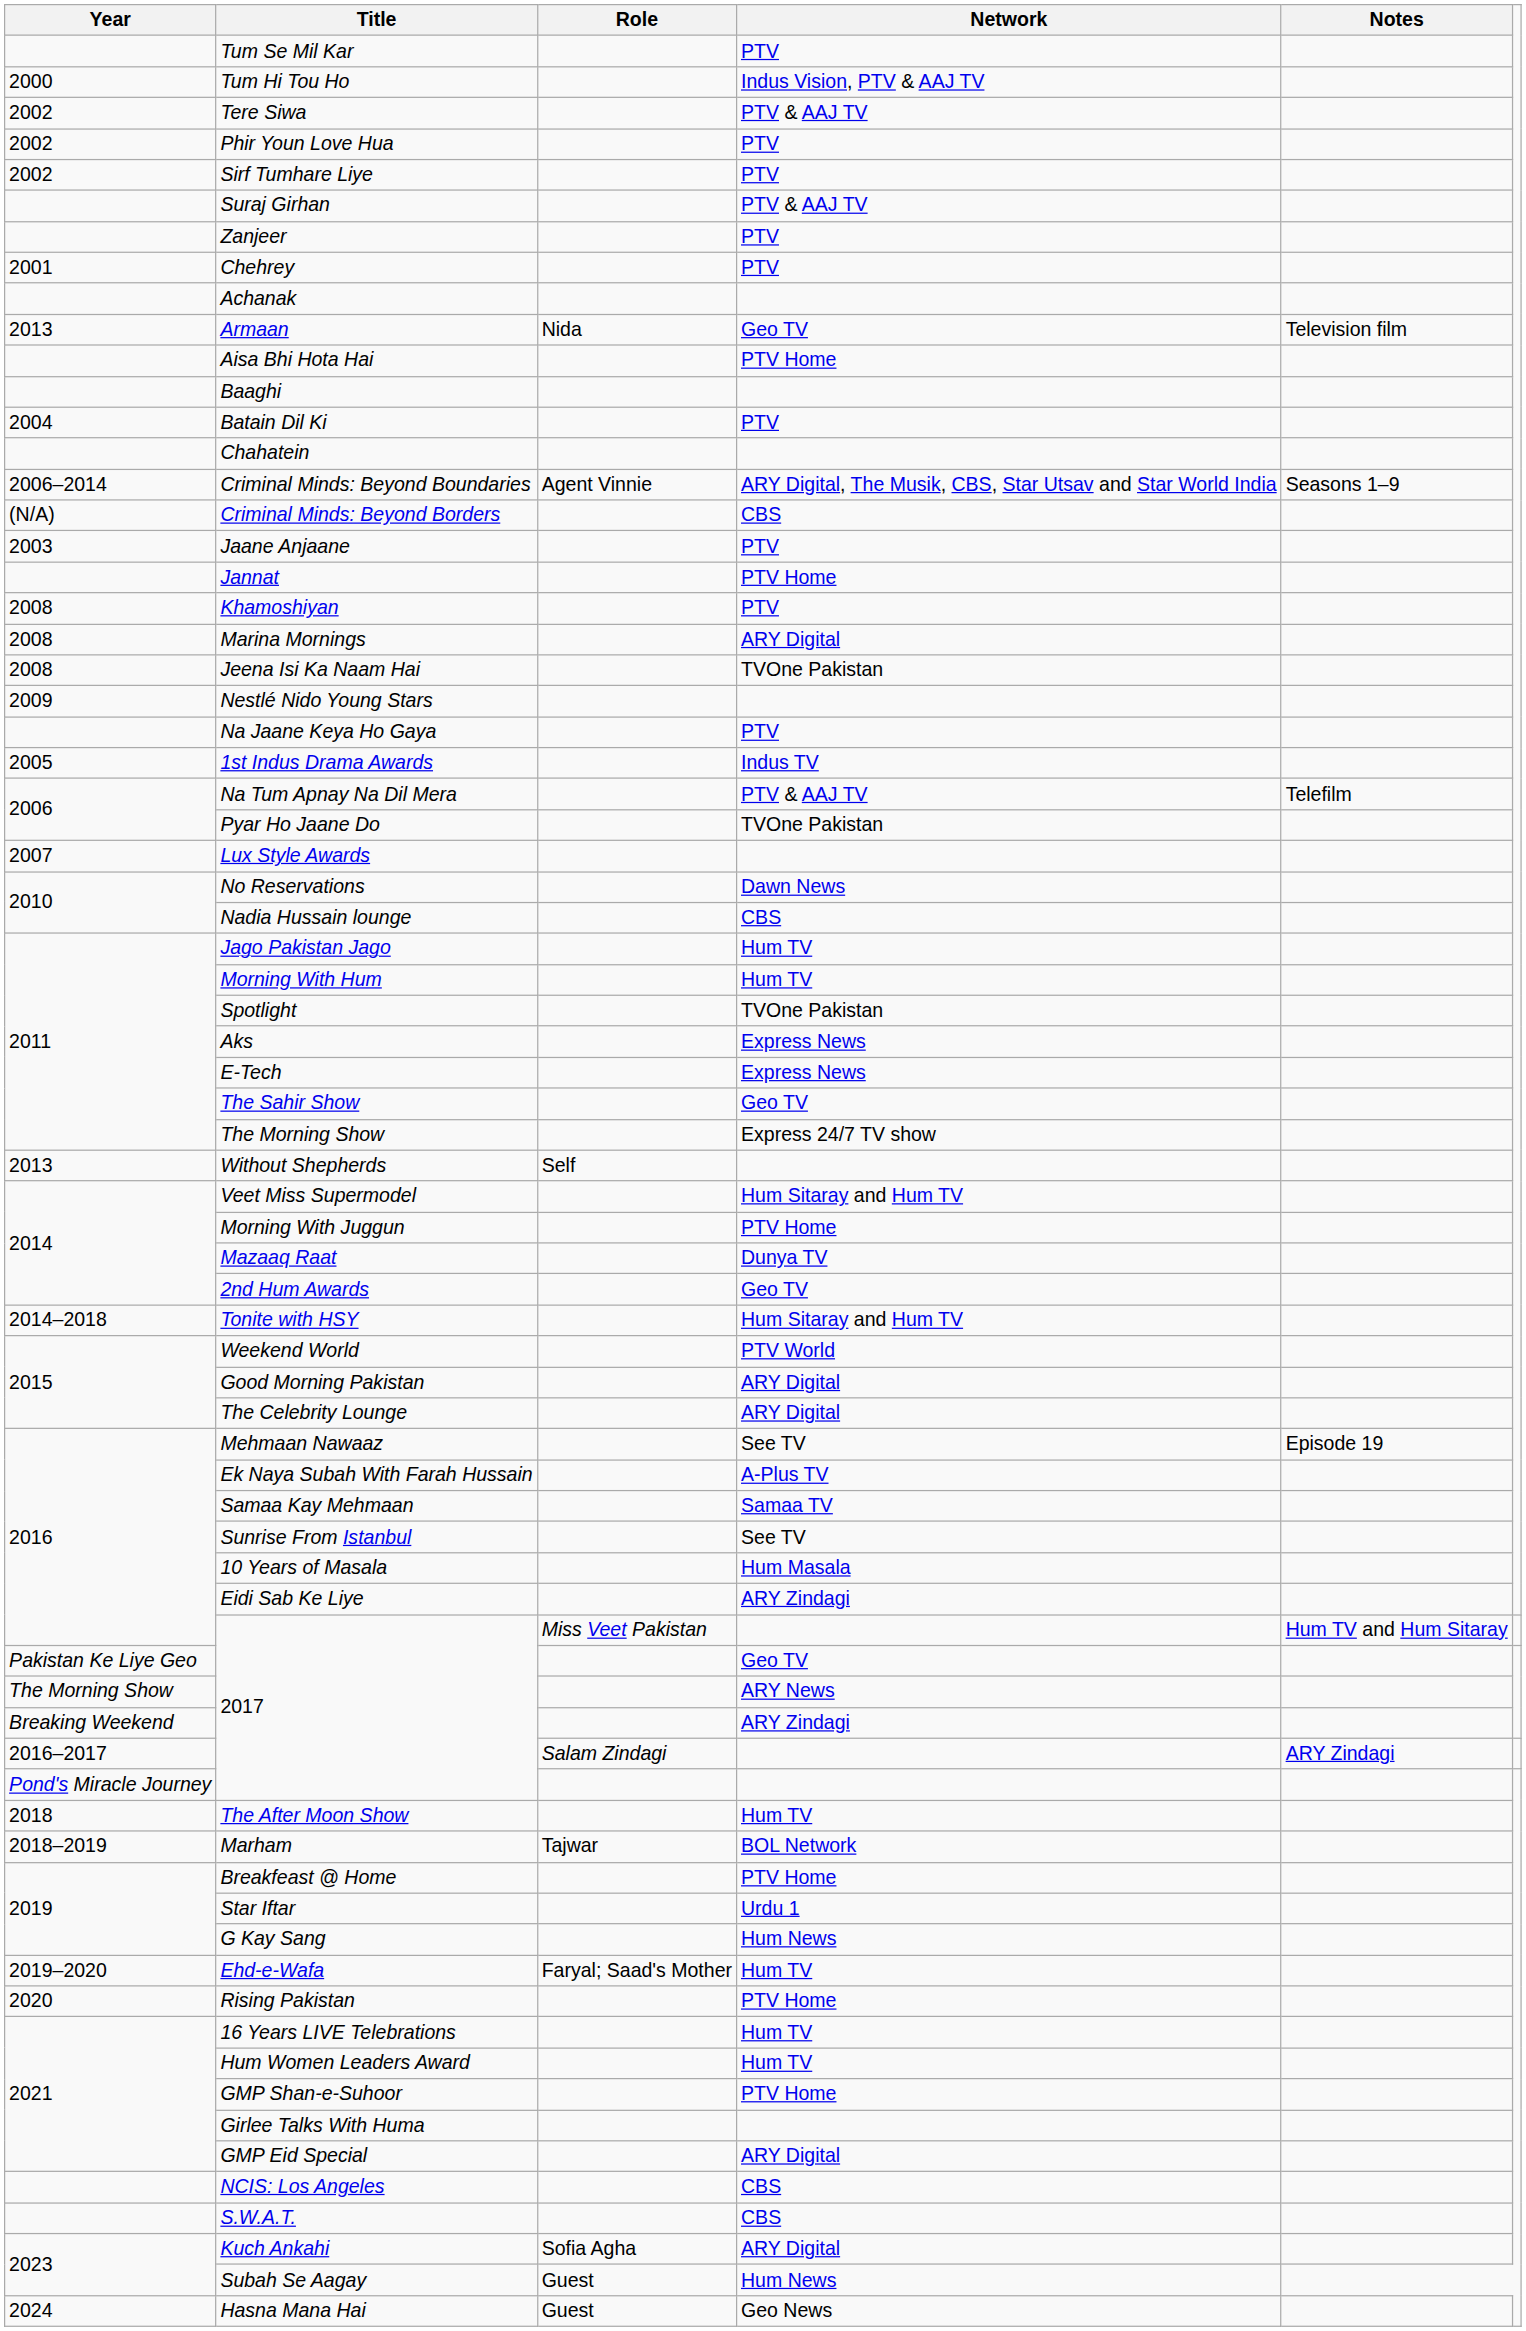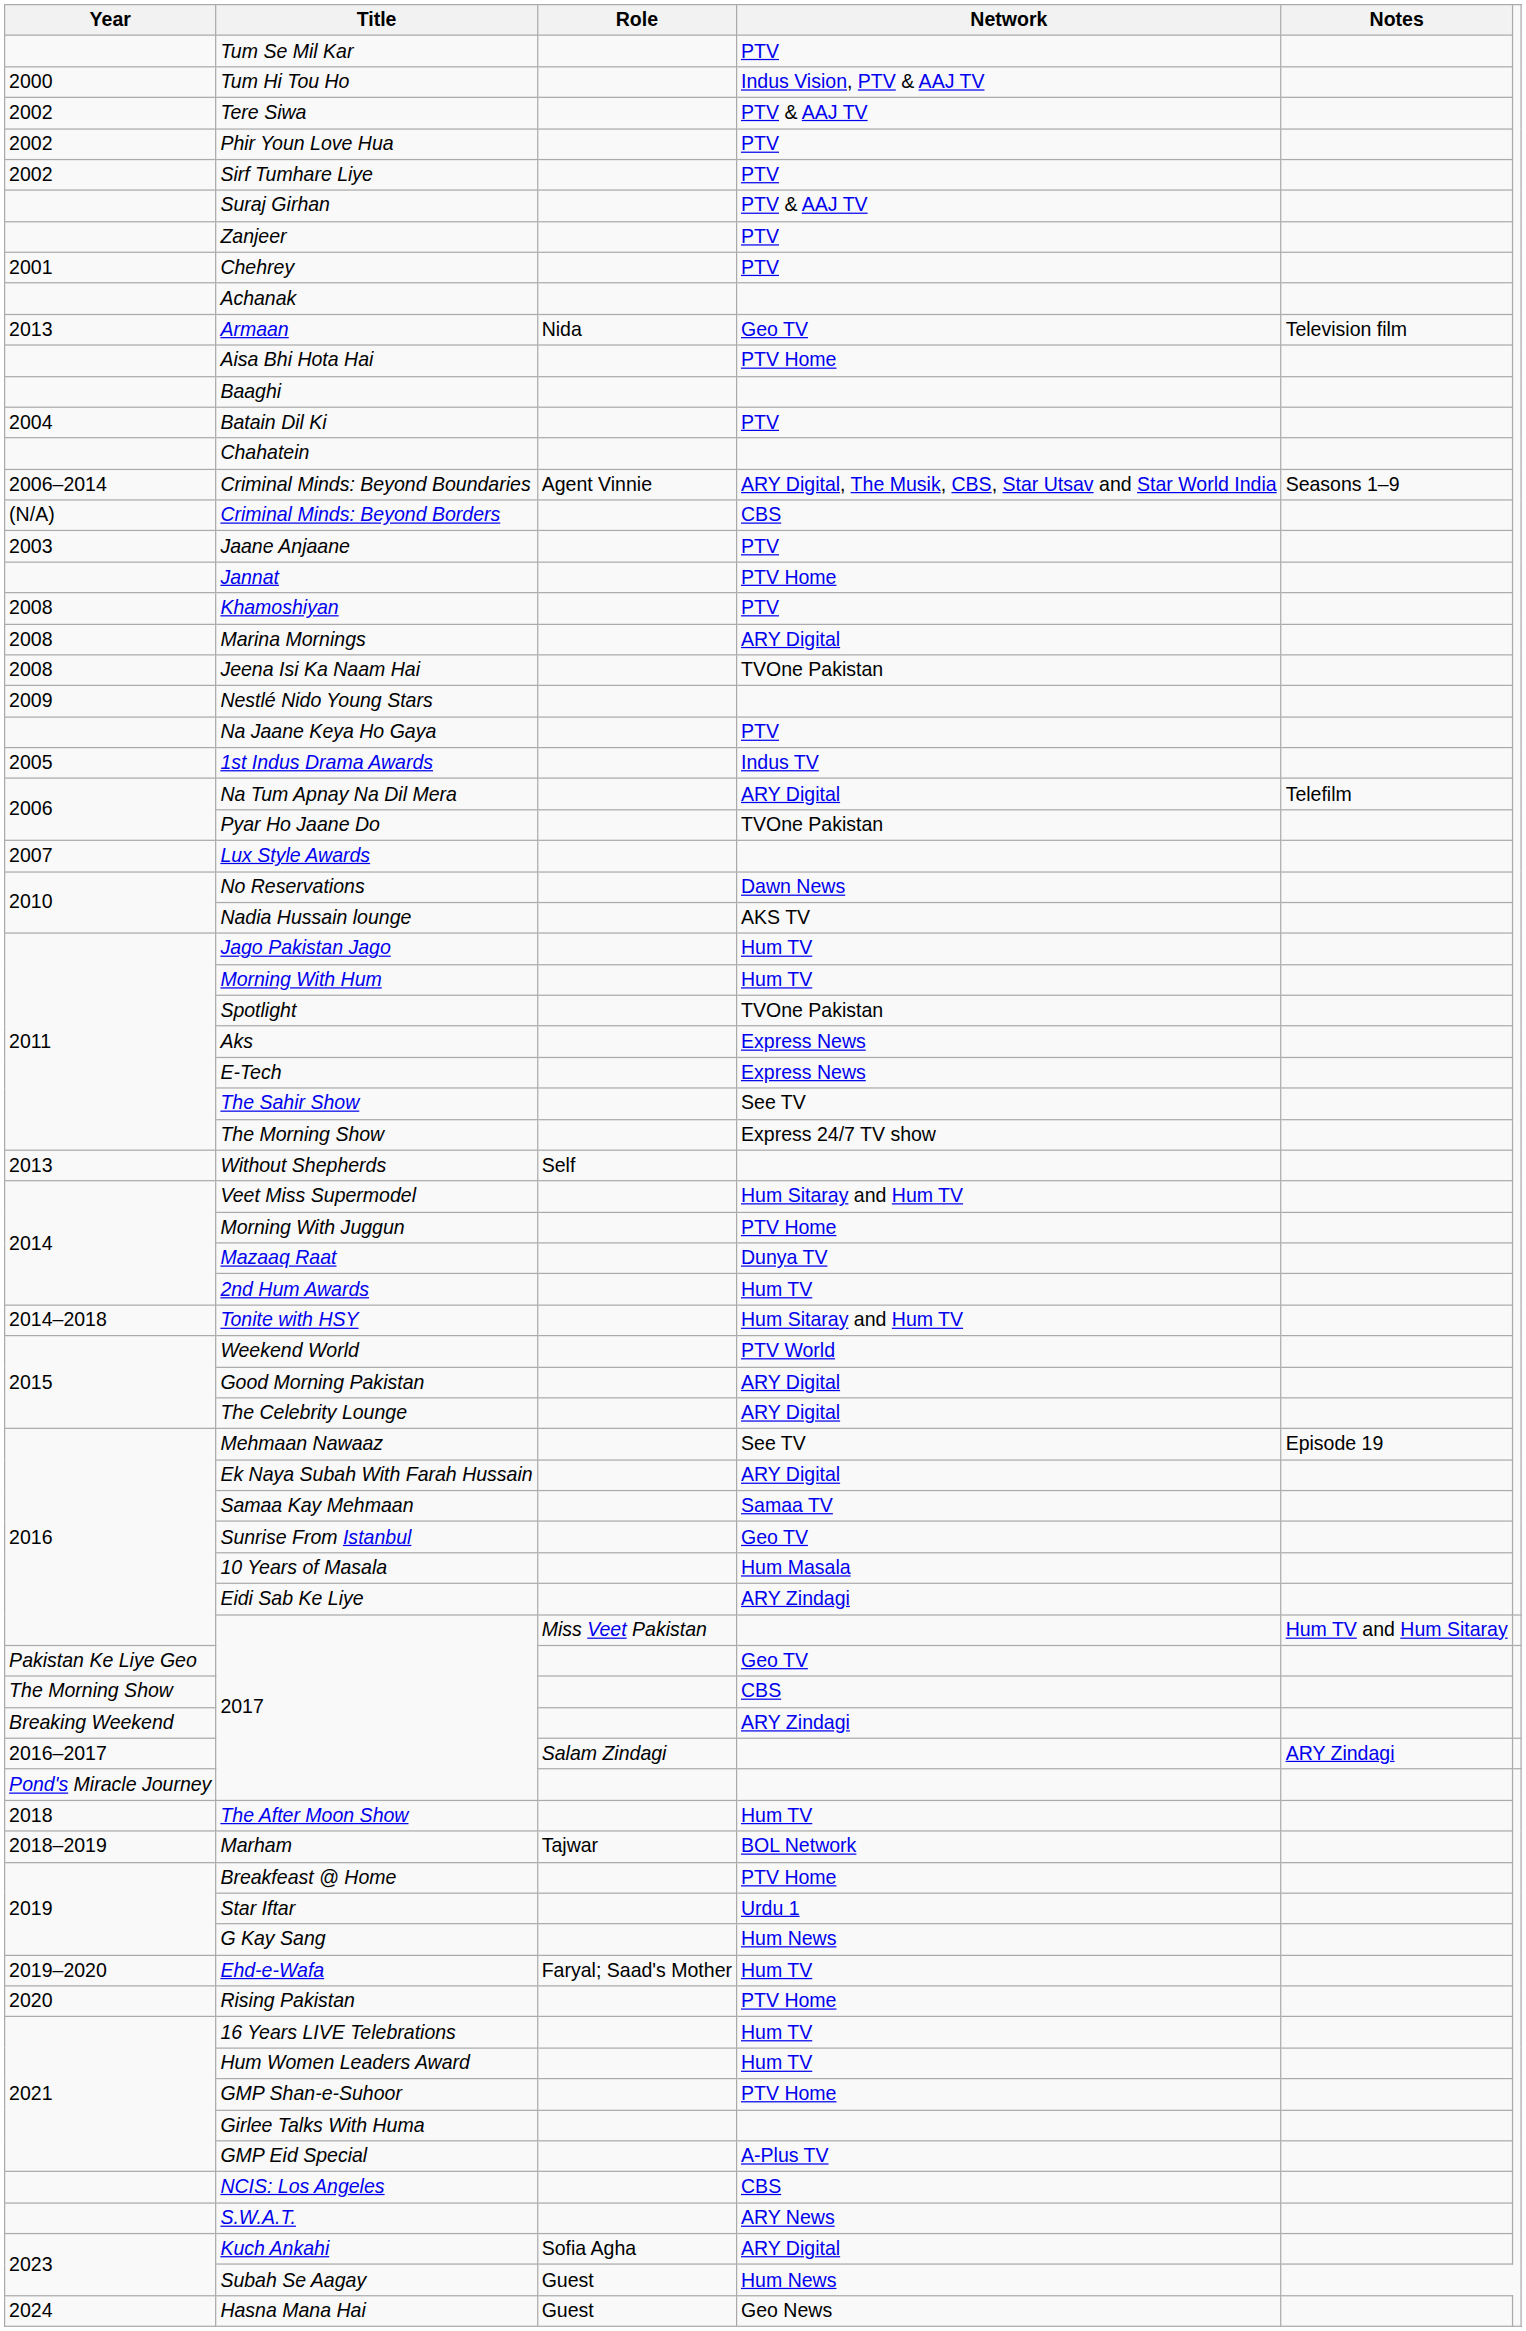(804, 793) PTV & AAJ TV -> (791, 793) ARY Digital
(761, 917) CBS -> (776, 917) AKS TV
(774, 1103) Geo TV -> (773, 1103) See TV
(774, 1289) Geo TV -> (777, 1289) Hum TV
(785, 1474) A-Plus TV -> (791, 1474) ARY Digital
(773, 1536) See TV -> (774, 1536) Geo TV
(788, 1691) ARY News -> (761, 1691) CBS
(791, 2156) ARY Digital -> (785, 2156) A-Plus TV
(761, 2217) CBS -> (788, 2217) ARY News
